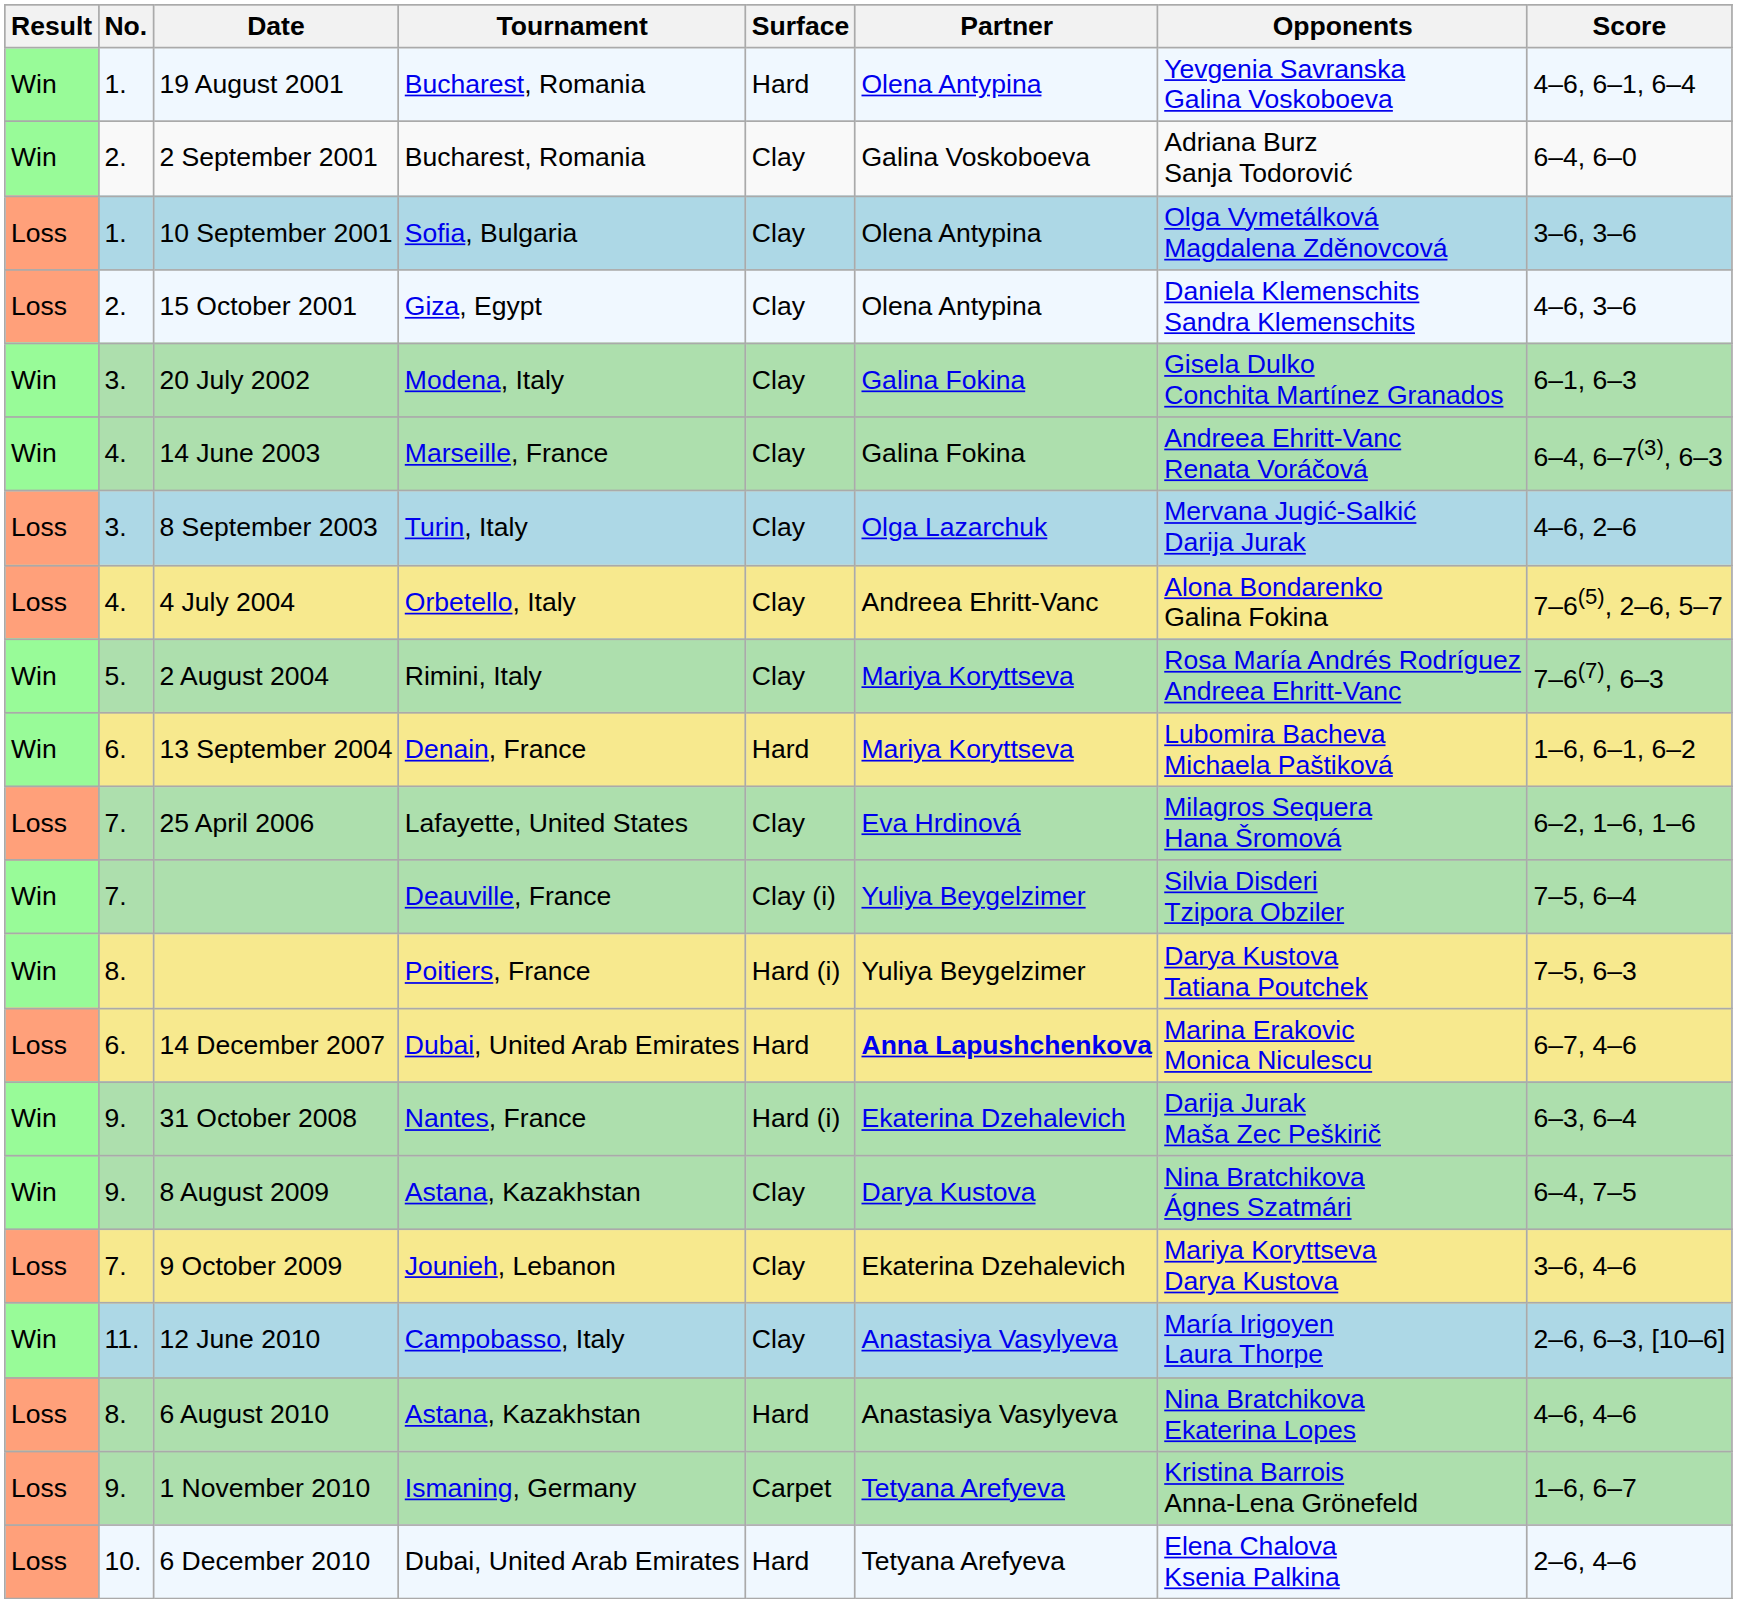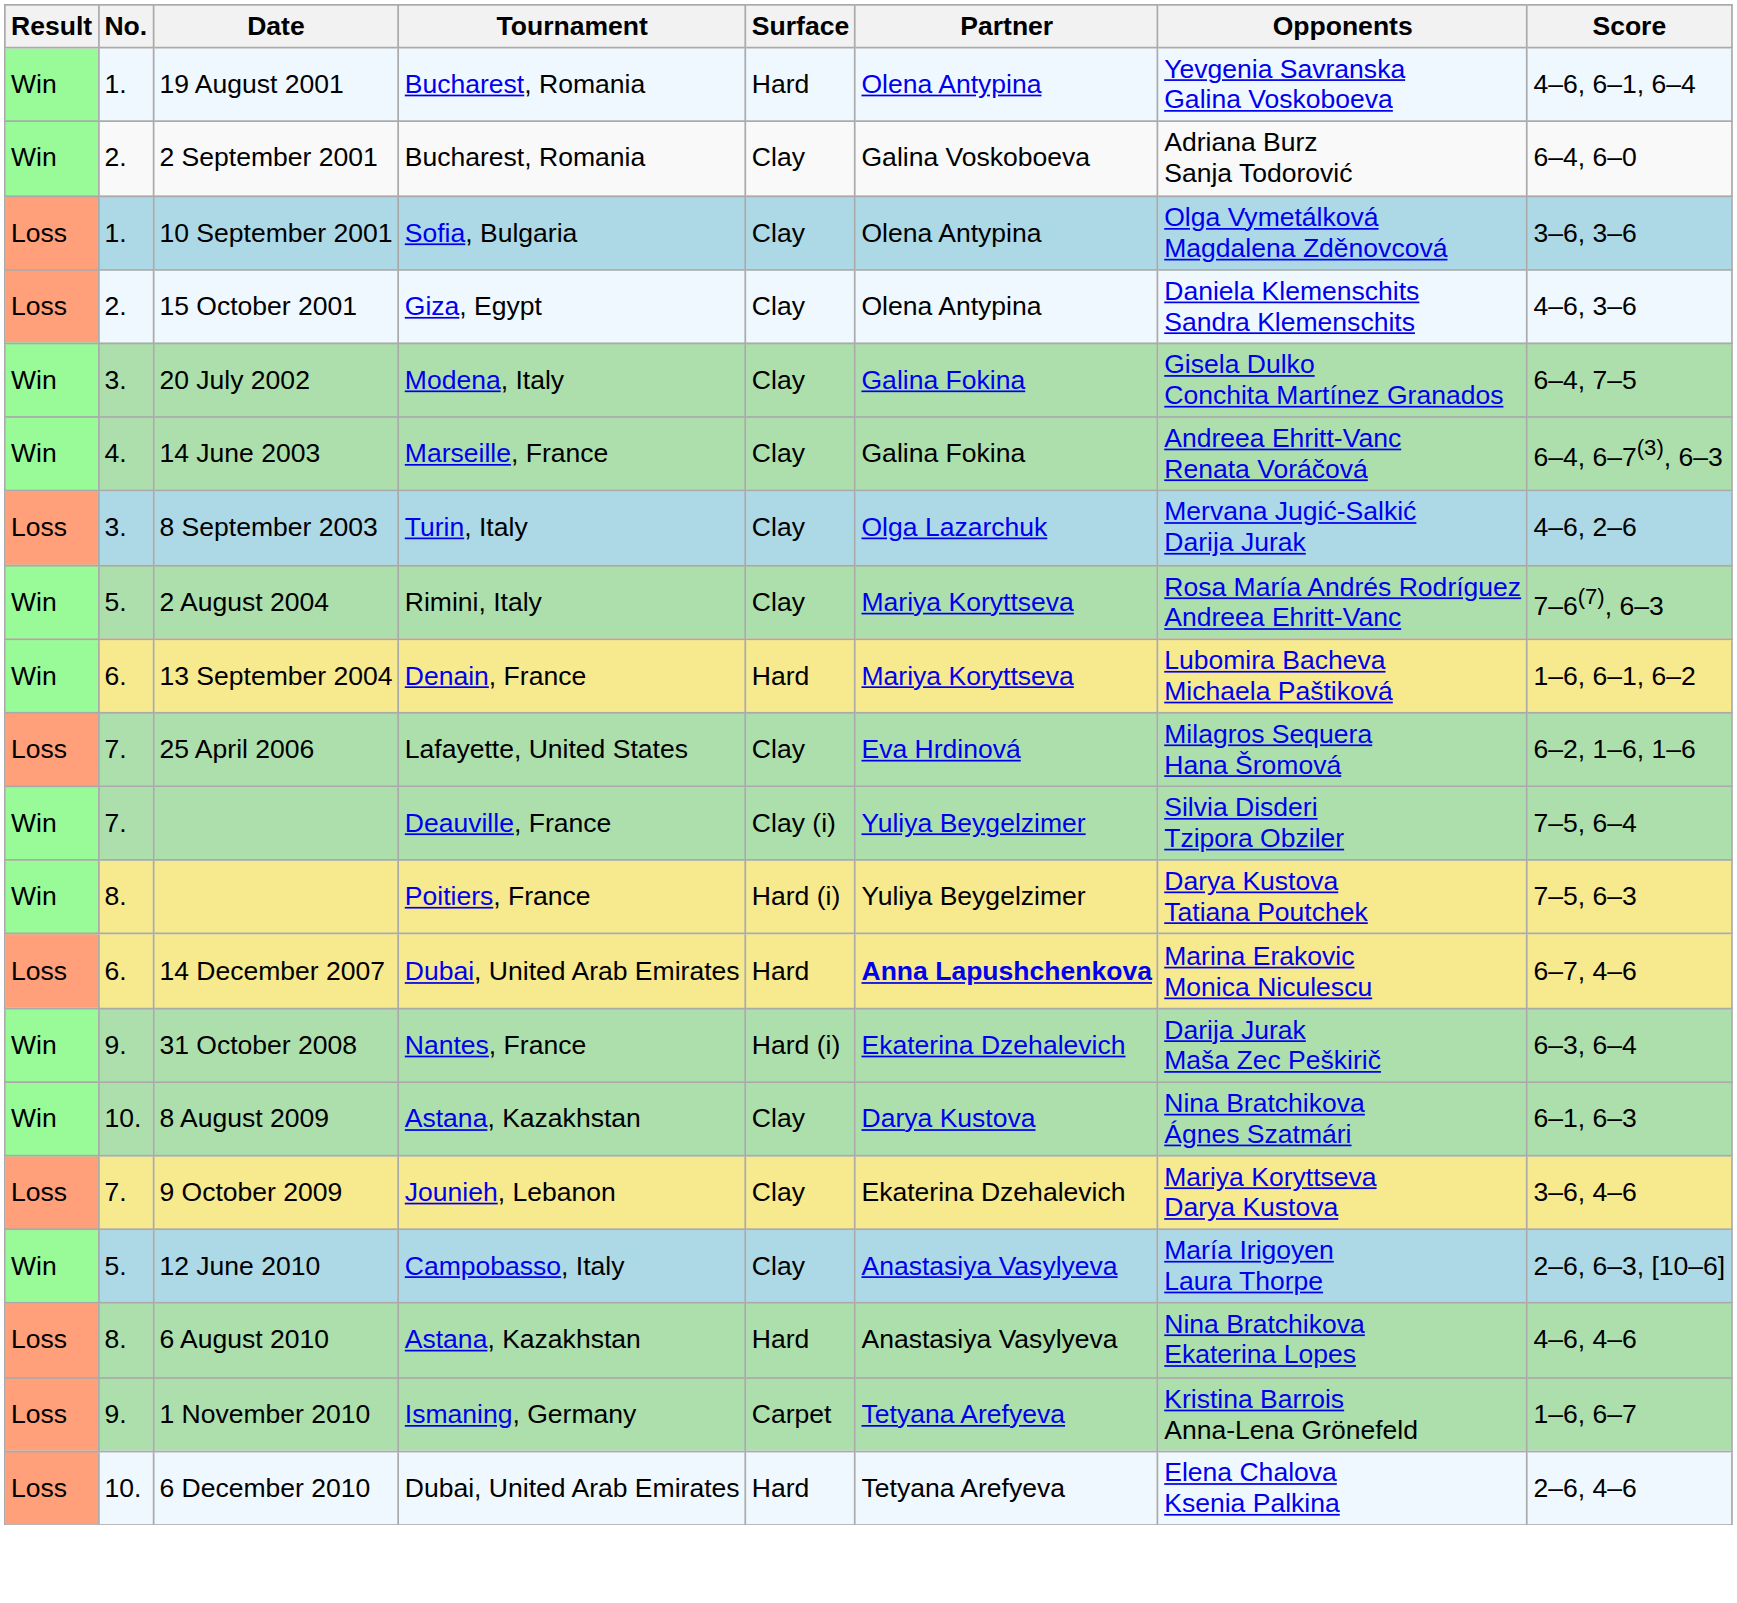(1585, 379) 6–1, 6–3 -> (1585, 379) 6–4, 7–5
- row: (227, 600)
(115, 1191) 9. -> (123, 1117) 10.
(1585, 1191) 6–4, 7–5 -> (1585, 1117) 6–1, 6–3
(122, 1339) 11. -> (115, 1265) 5.
